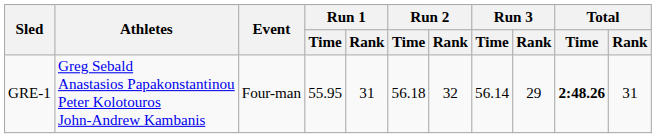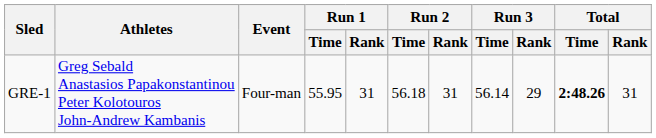(450, 94) 32 -> (450, 94) 31
